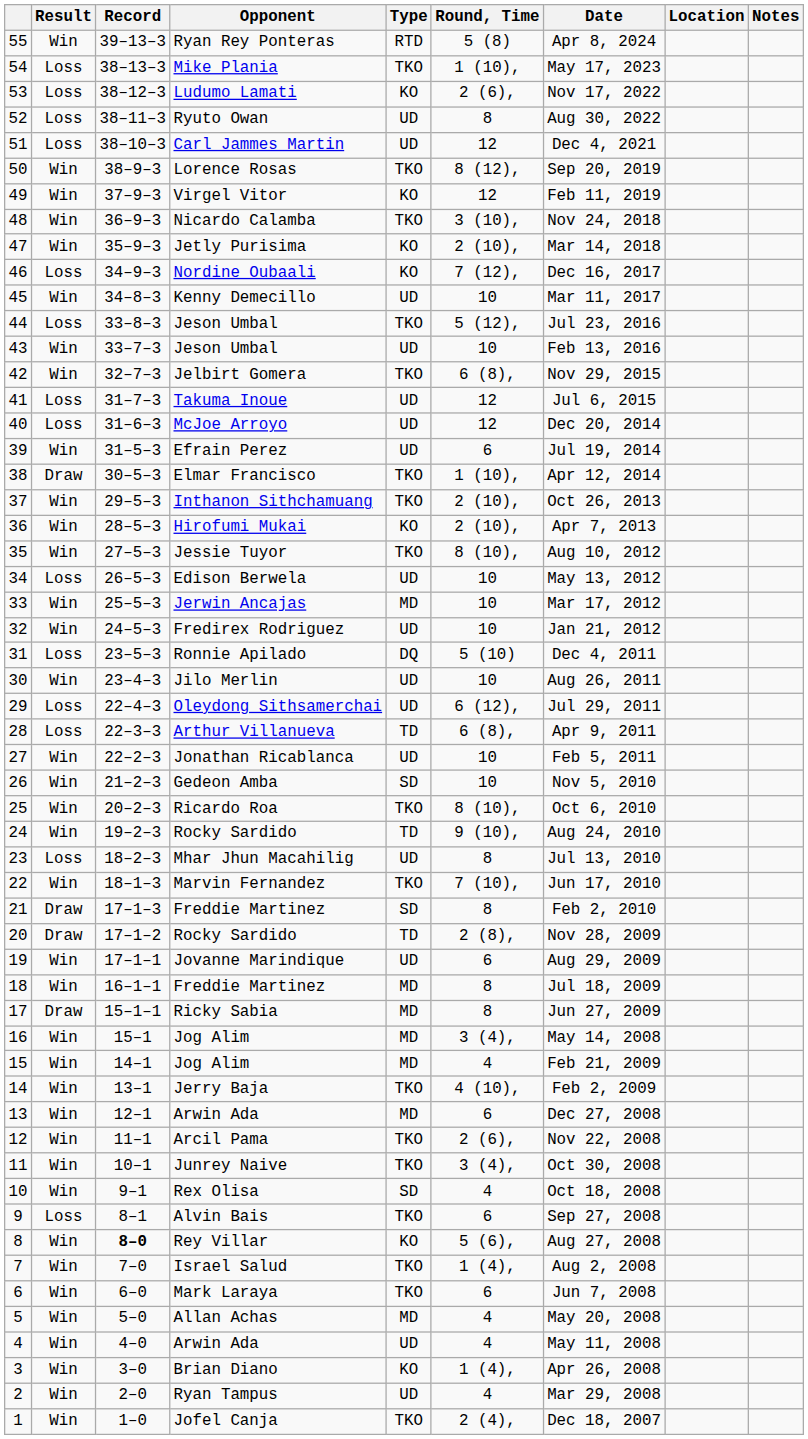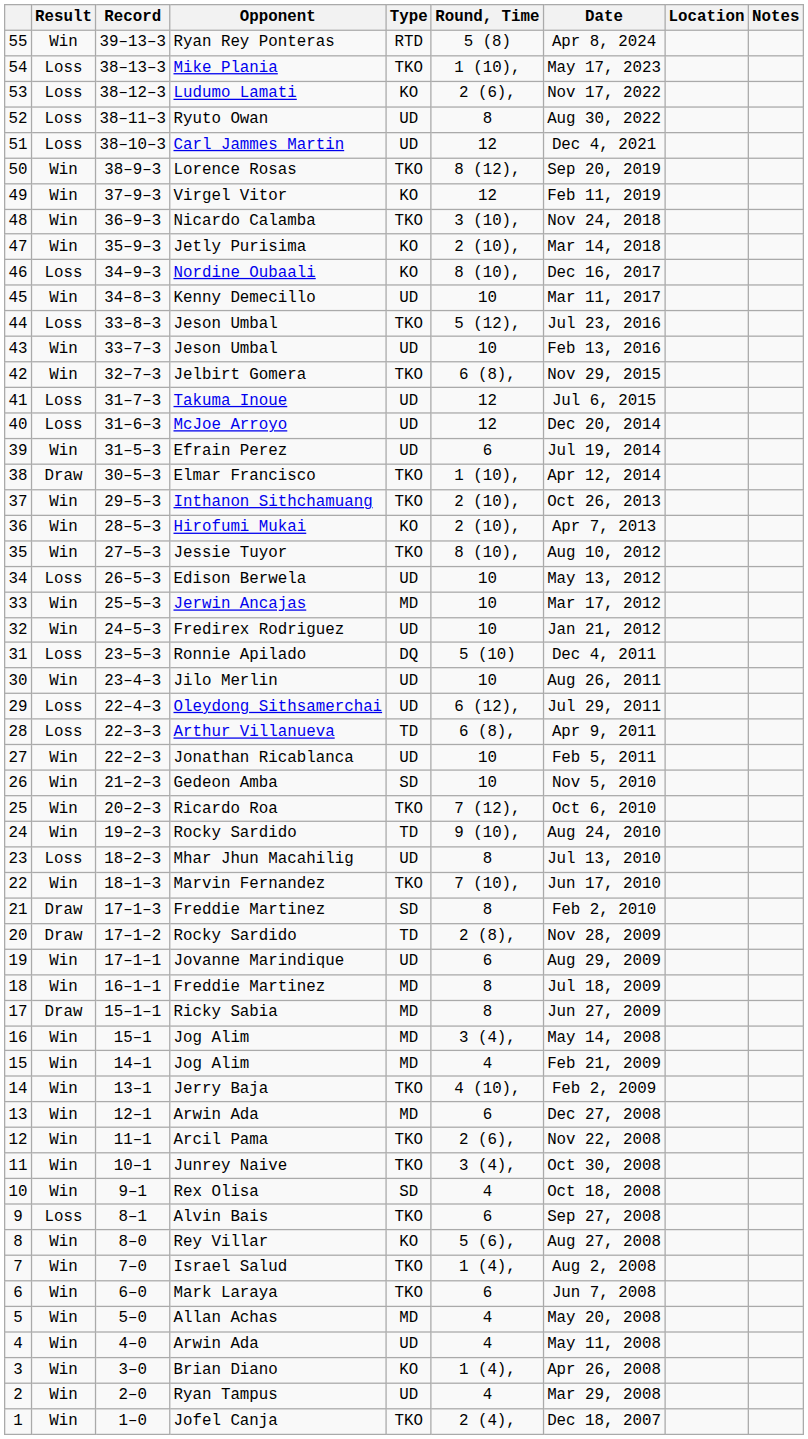(487, 273) 7 (12), -> (487, 273) 8 (10),
(487, 809) 8 (10), -> (487, 809) 7 (12),
(133, 1243) bold -> (133, 1243) normal
